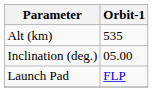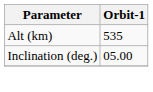- row: (38, 76)
